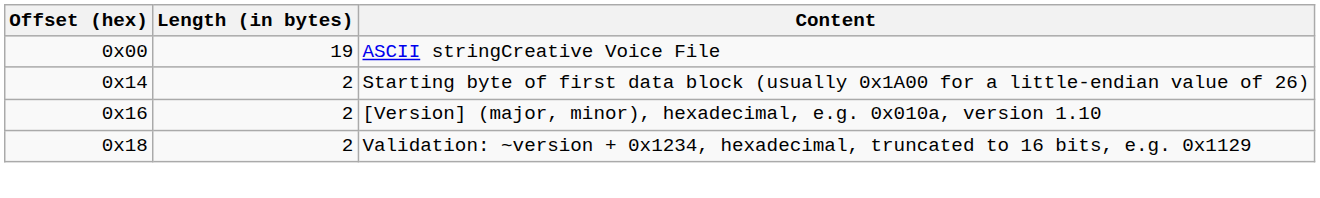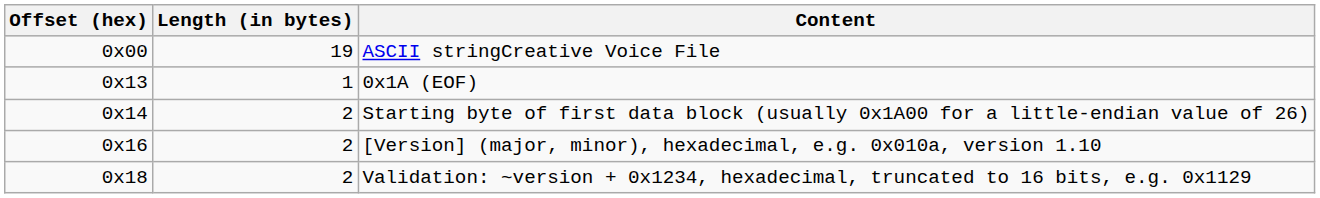+ row: (420, 83)
